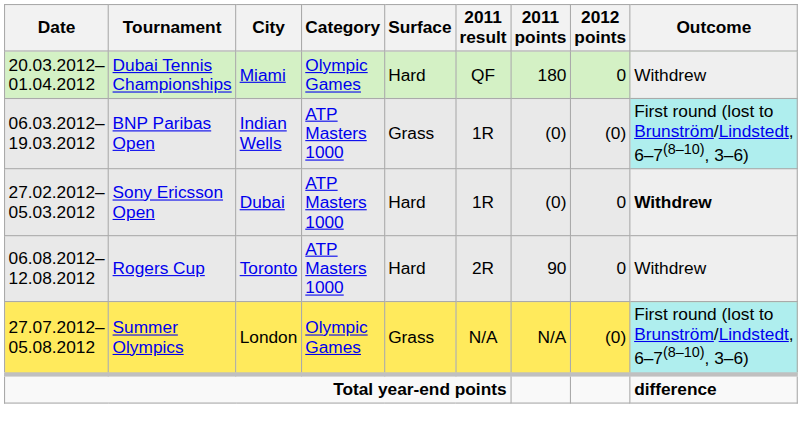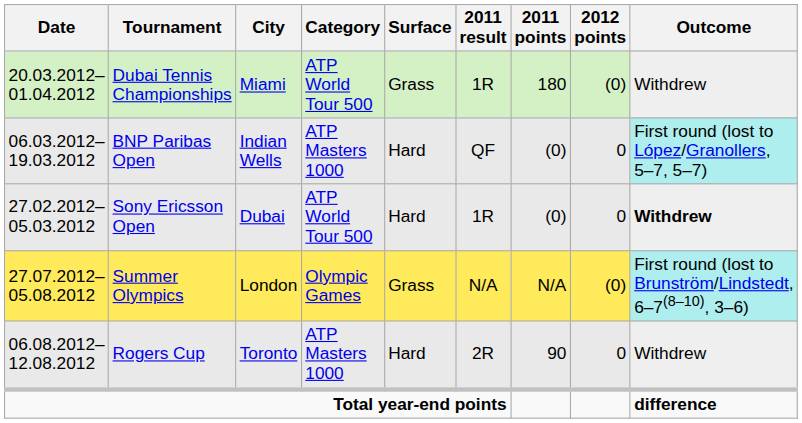(336, 74) Olympic Games -> (339, 84) ATP World Tour 500
(407, 74) Hard -> (411, 84) Grass
(483, 74) QF -> (483, 84) 1R
(621, 74) 0 -> (616, 84) (0)
(411, 133) Grass -> (407, 150) Hard
(483, 133) 1R -> (483, 150) QF
(616, 133) (0) -> (621, 150) 0
(714, 133) First round (lost to Brunström/Lindstedt, 6–7(8–10), 3–6) -> (704, 150) First round (lost to López/Granollers, 5–7, 5–7)
(336, 202) ATP Masters 1000 -> (339, 217) ATP World Tour 500
rows swapped: (148, 337) <-> (159, 268)
